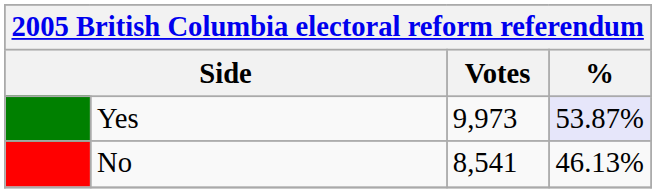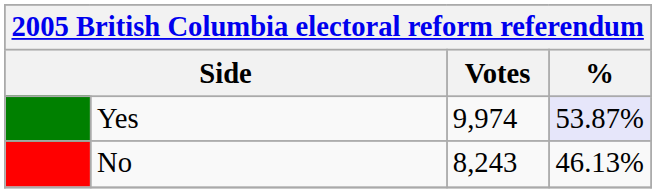(485, 118) 9,973 -> (485, 118) 9,974
(485, 163) 8,541 -> (485, 163) 8,243
